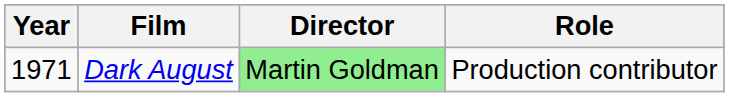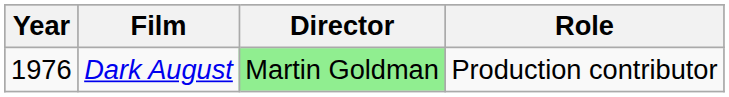(41, 69) 1971 -> (41, 69) 1976
